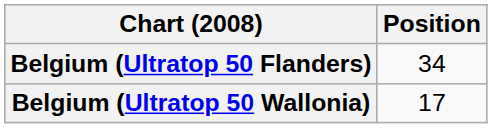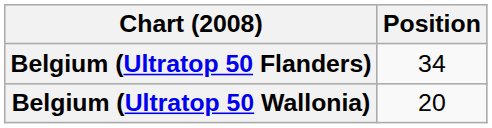(432, 102) 17 -> (432, 102) 20
